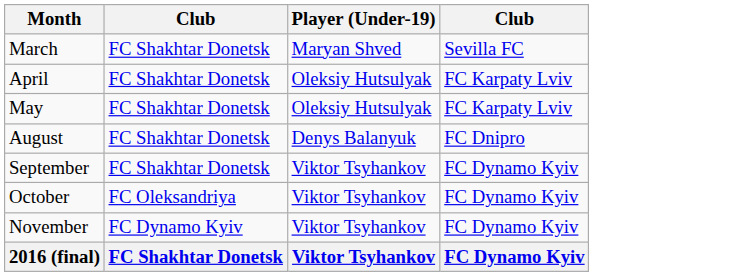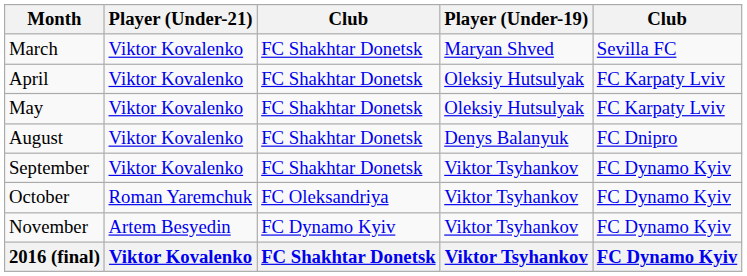+ column: (181, 19)
